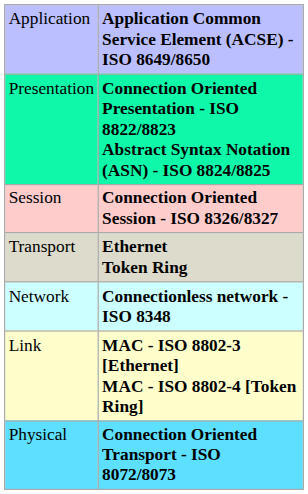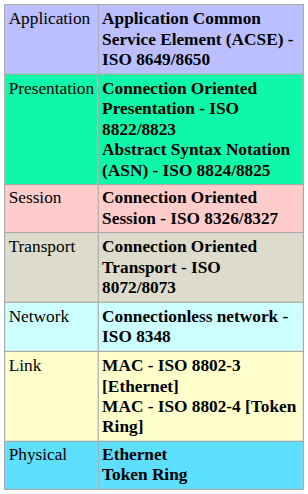(145, 257) Ethernet Token Ring -> (180, 267) Connection Oriented Transport - ISO 8072/8073
(180, 454) Connection Oriented Transport - ISO 8072/8073 -> (145, 465) Ethernet Token Ring
